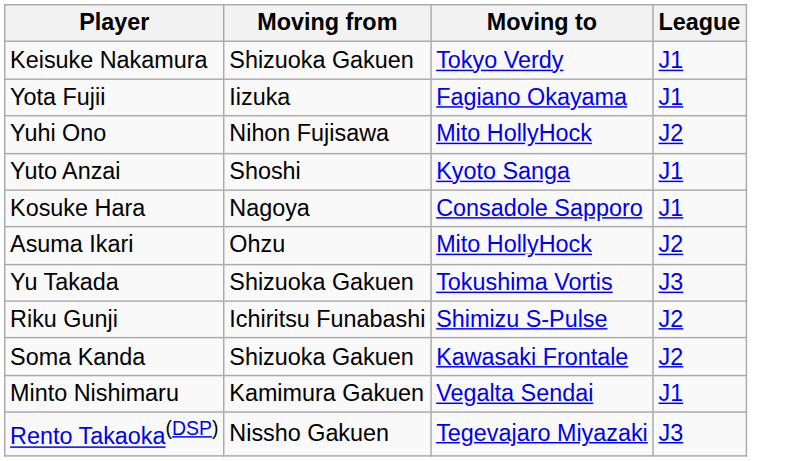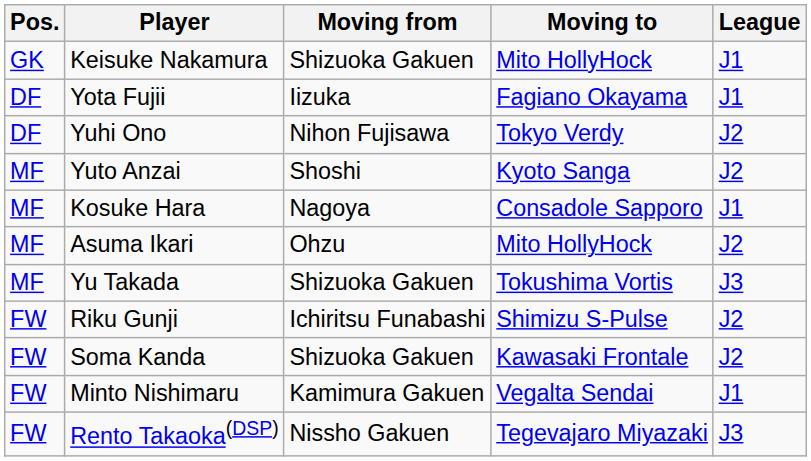+ column: (35, 23)
(500, 60) Tokyo Verdy -> (574, 60) Mito HollyHock
(514, 134) Mito HollyHock -> (560, 134) Tokyo Verdy
(671, 171) J1 -> (731, 171) J2
